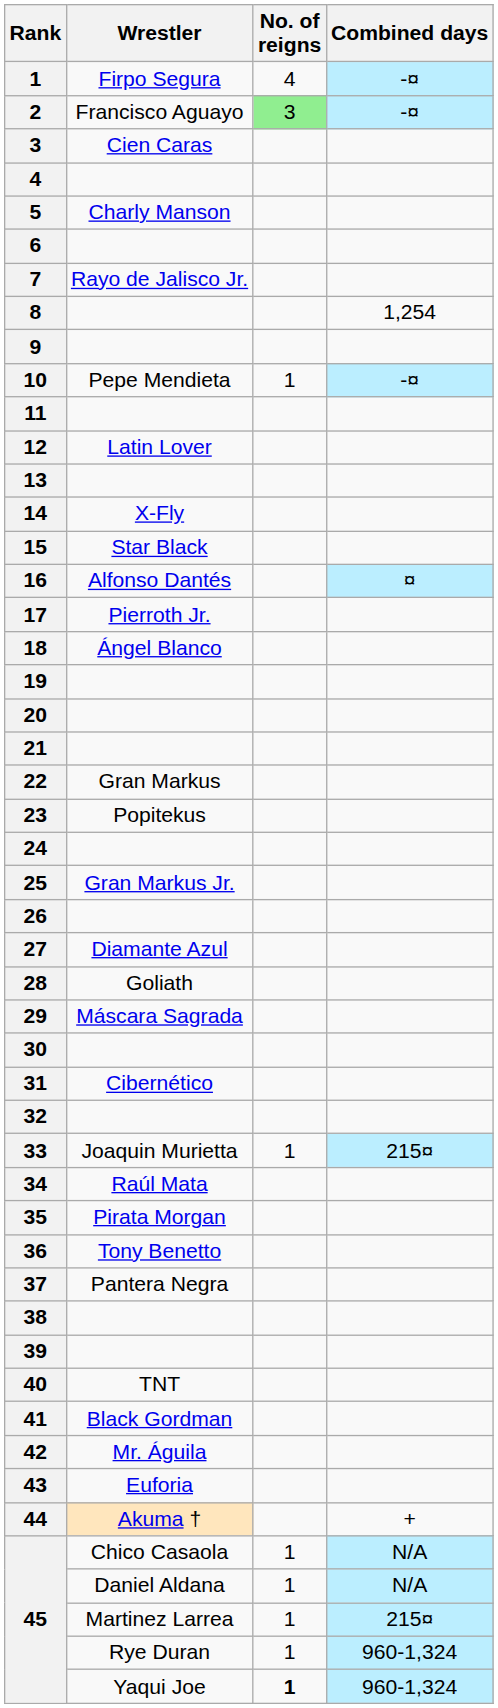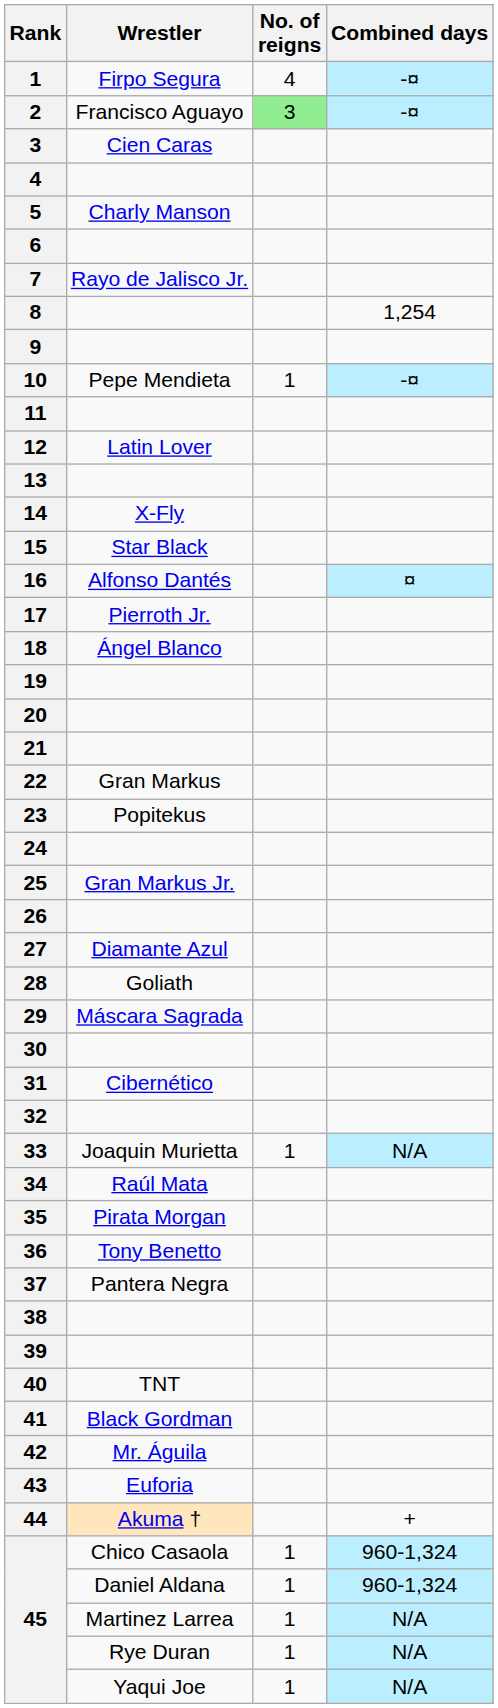(410, 1150) 215¤ -> (410, 1150) N/A
(410, 1552) N/A -> (410, 1552) 960-1,324
(410, 1585) N/A -> (410, 1585) 960-1,324
(410, 1619) 215¤ -> (410, 1619) N/A
(410, 1652) 960-1,324 -> (410, 1652) N/A
(290, 1686) bold -> (290, 1686) normal
(410, 1686) 960-1,324 -> (410, 1686) N/A
